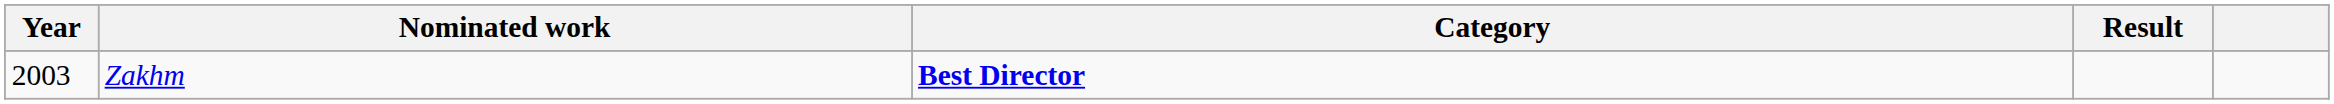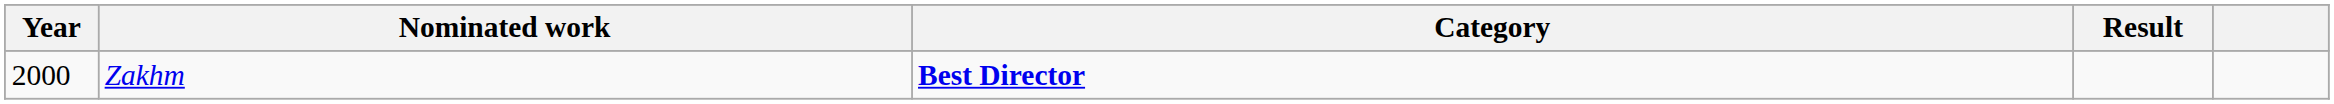(41, 74) 2003 -> (41, 74) 2000
